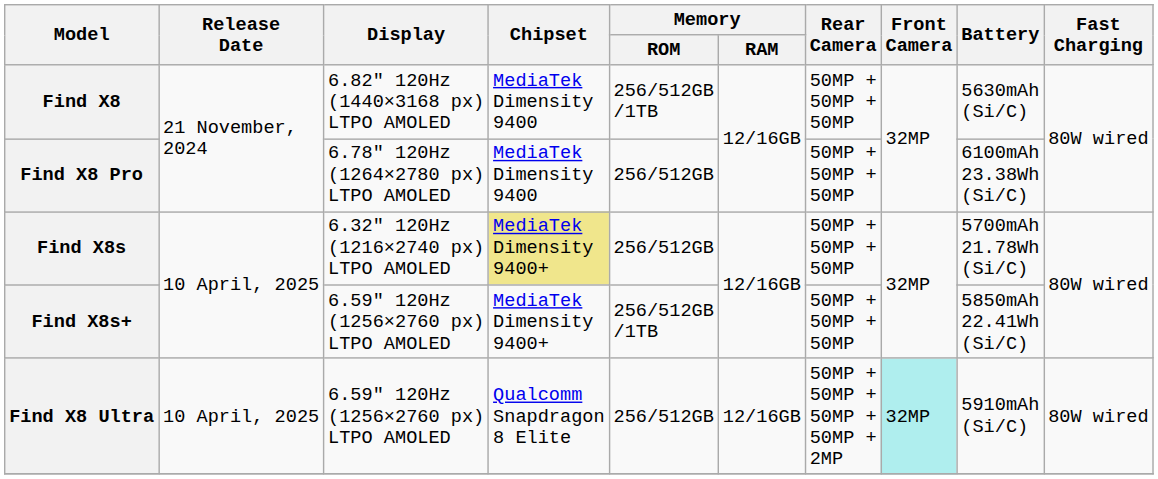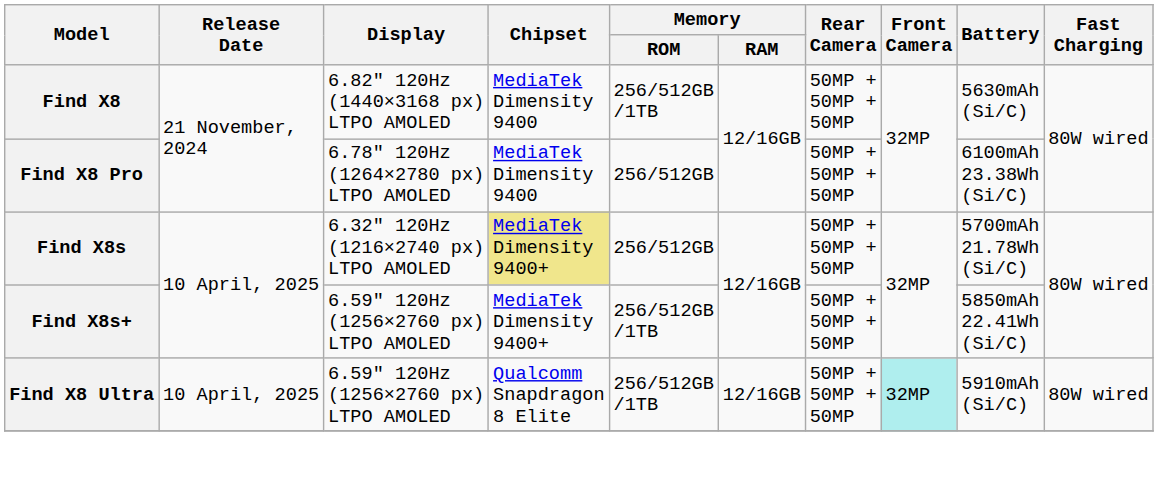(664, 416) 256/512GB -> (664, 395) 256/512GB /1TB
(843, 416) 50MP + 50MP + 50MP + 50MP + 2MP -> (843, 395) 50MP + 50MP + 50MP
